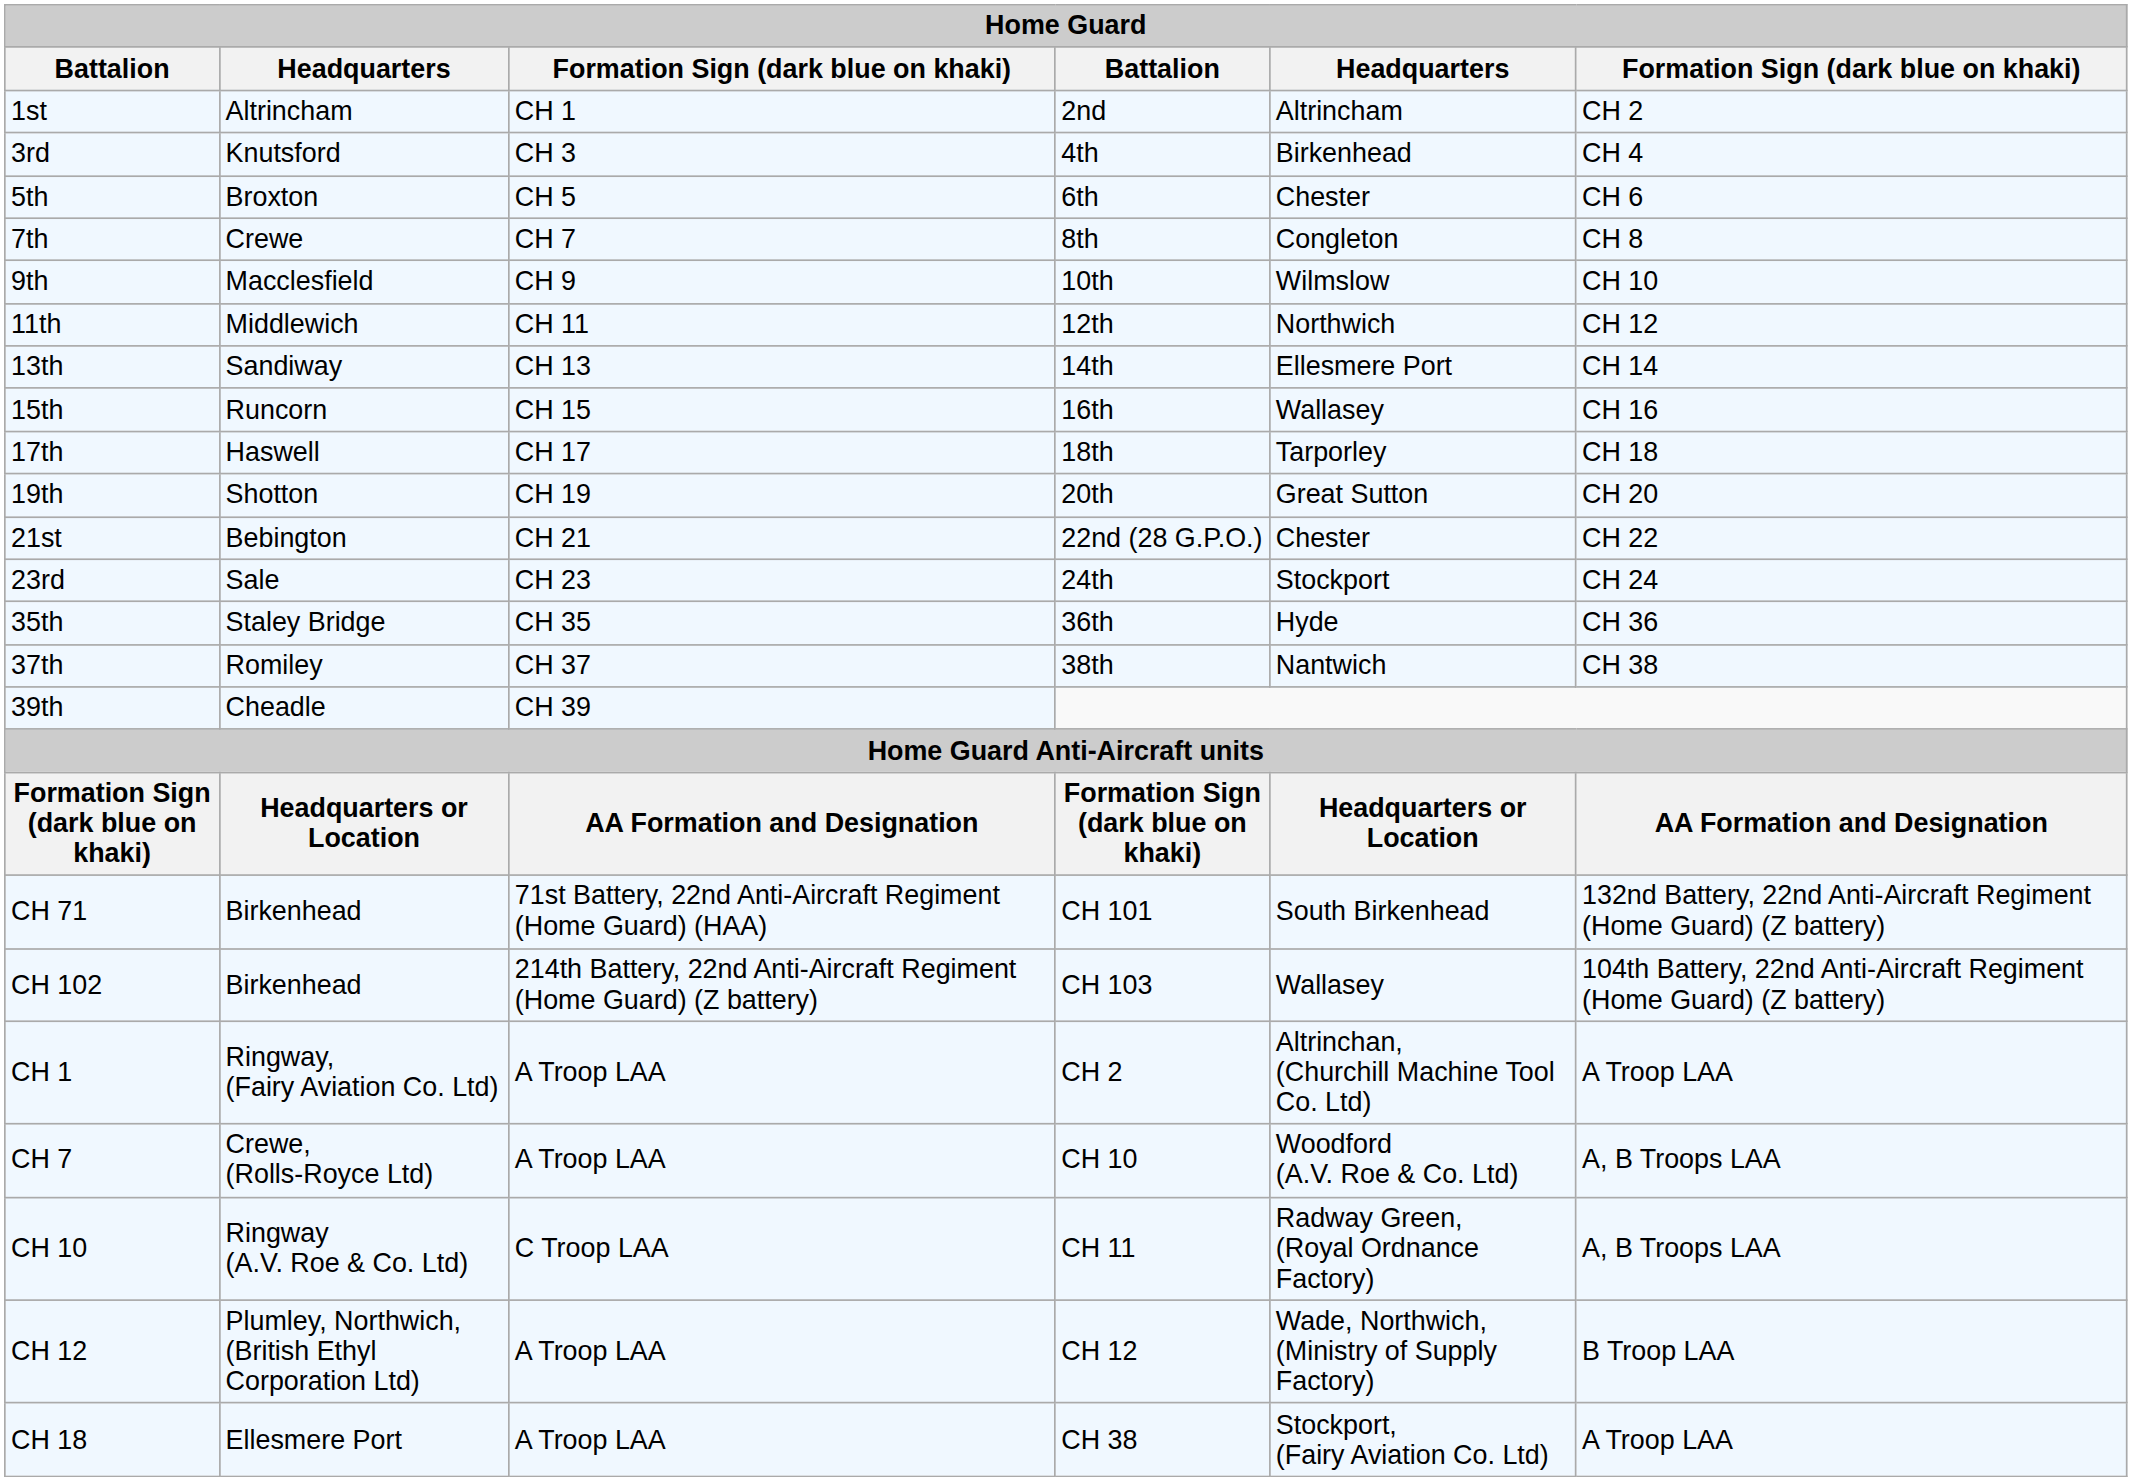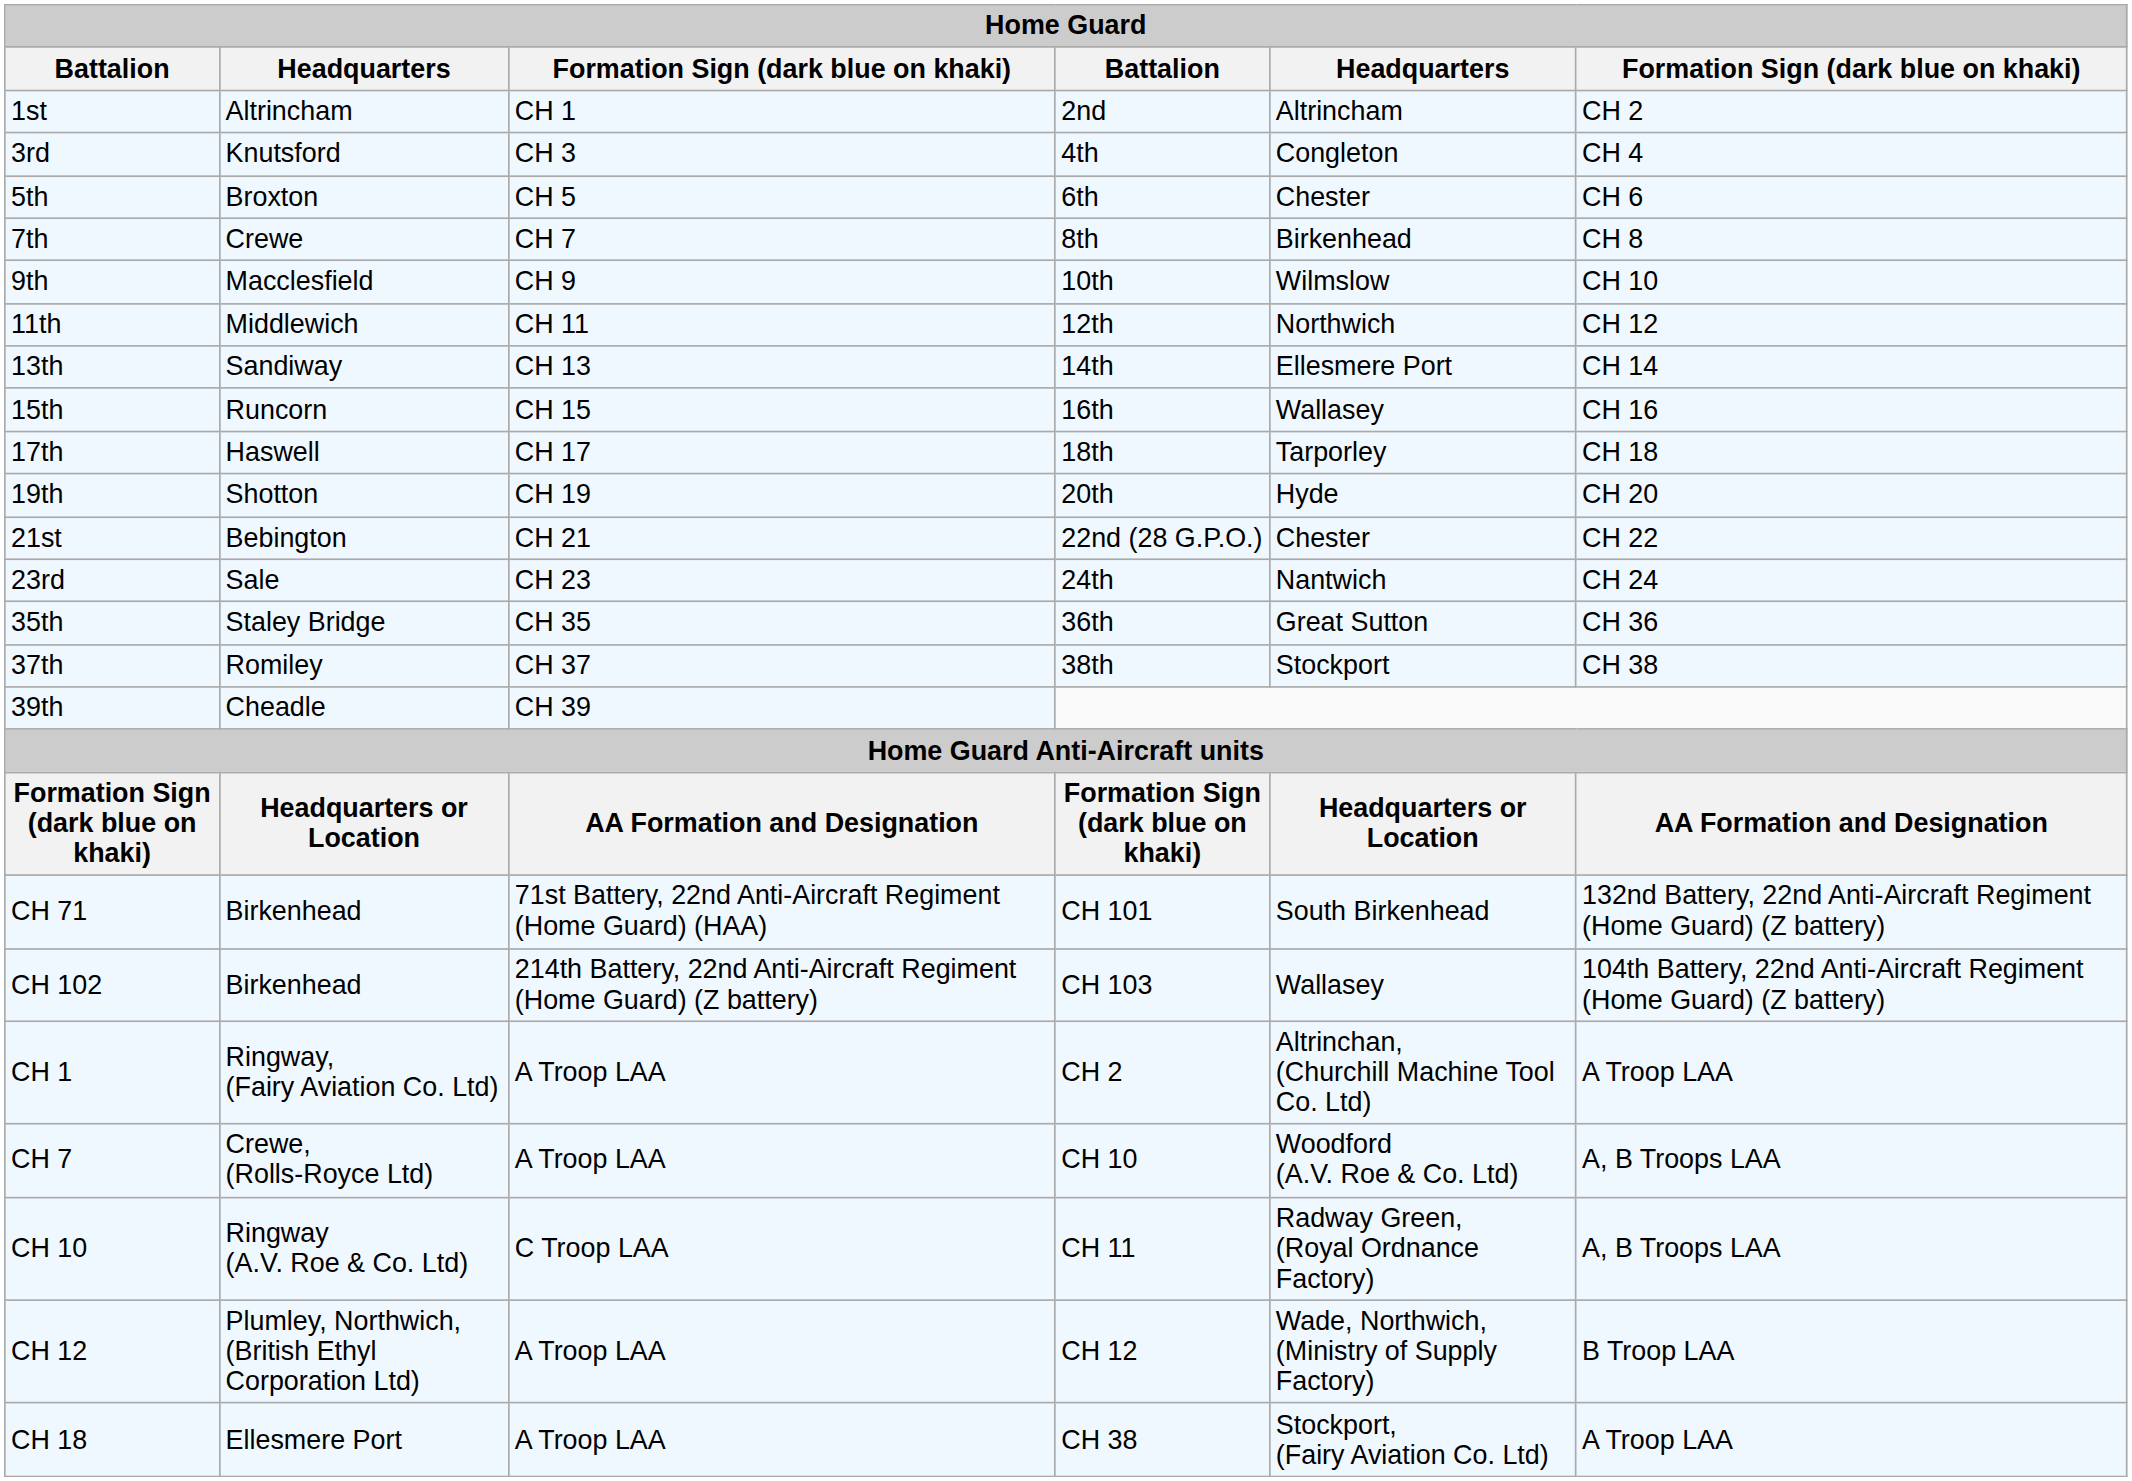(1344, 153) Birkenhead -> (1337, 153) Congleton
(1337, 238) Congleton -> (1344, 238) Birkenhead
(1352, 494) Great Sutton -> (1307, 494) Hyde
(1333, 580) Stockport -> (1331, 580) Nantwich
(1307, 622) Hyde -> (1352, 622) Great Sutton
(1331, 665) Nantwich -> (1333, 665) Stockport
